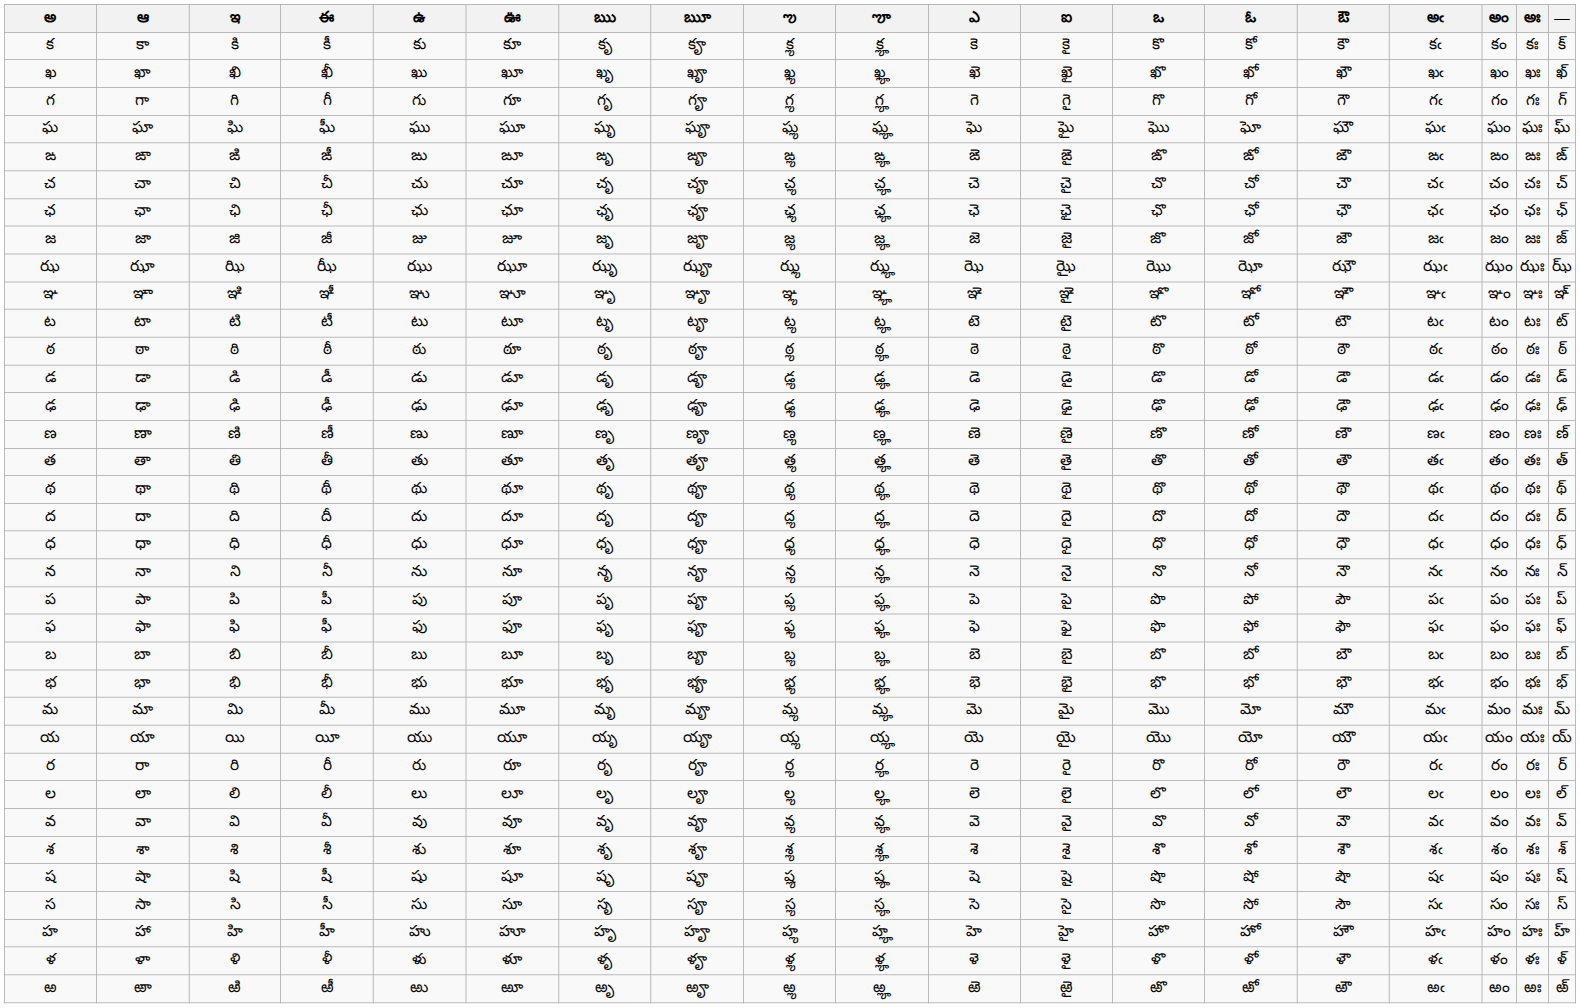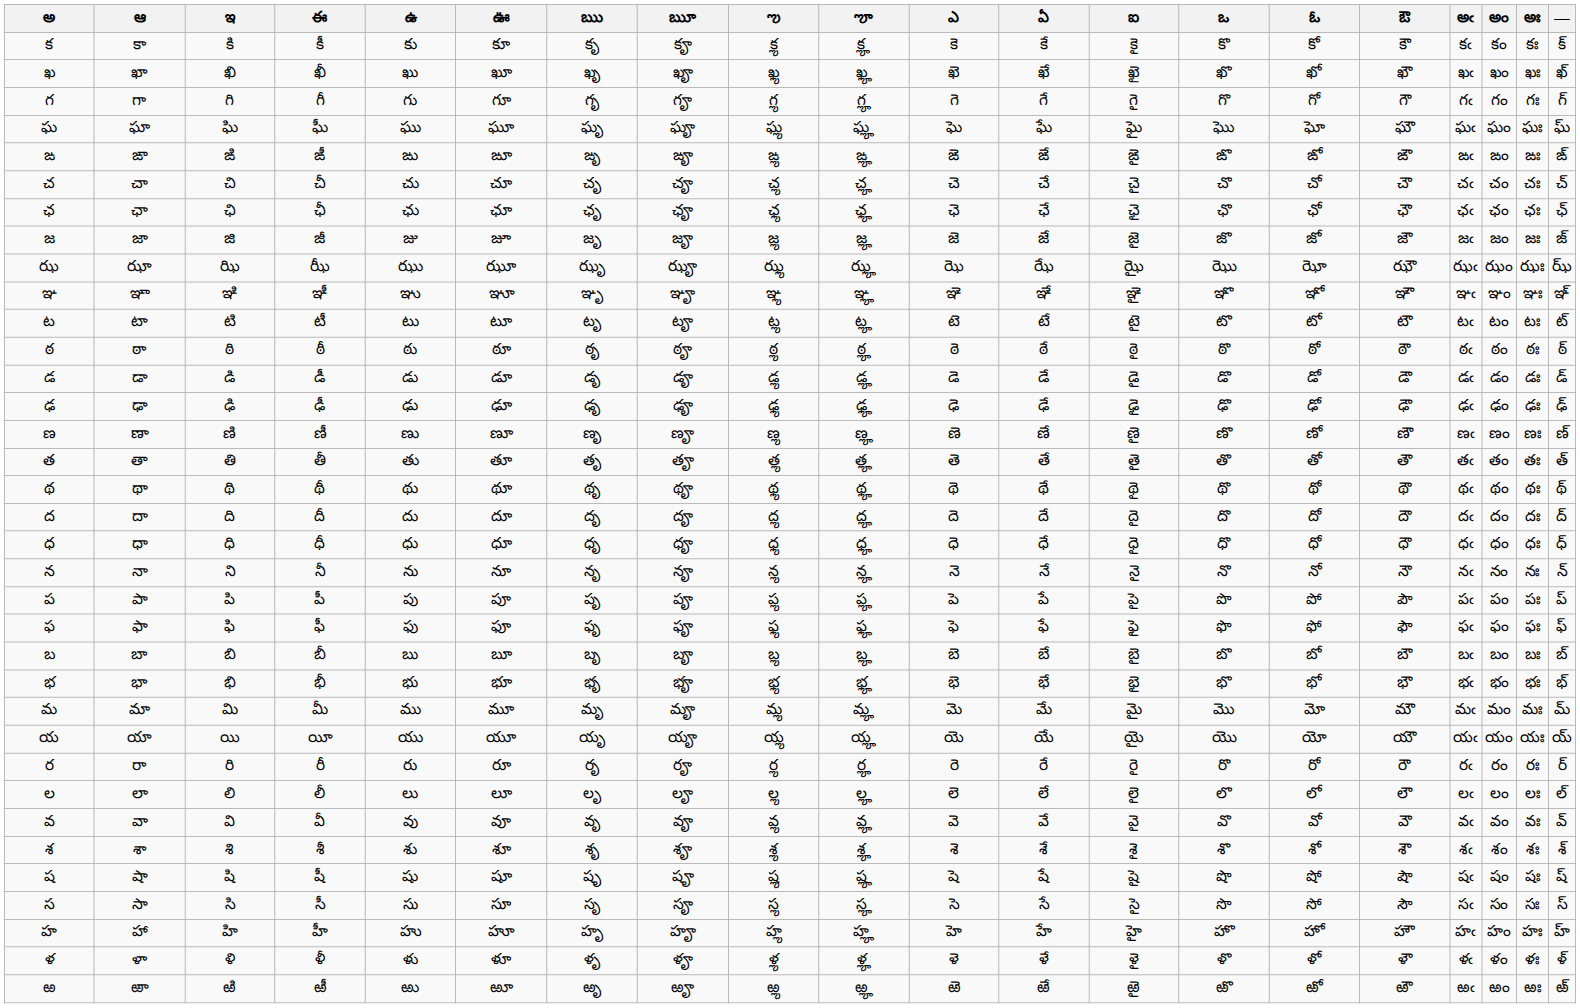+ column: (1044, 16)
